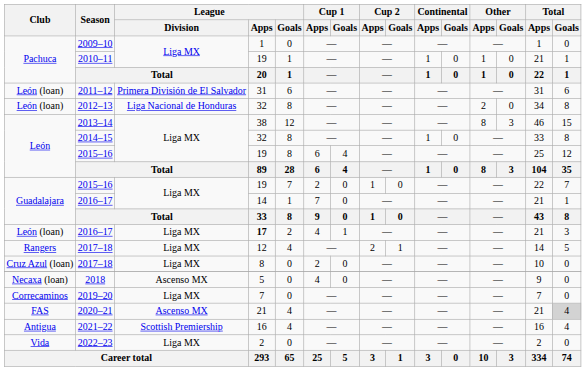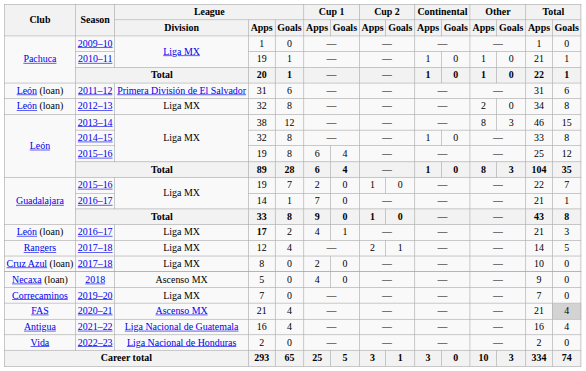(182, 106) Liga Nacional de Honduras -> (182, 106) Liga MX
(182, 327) Scottish Premiership -> (182, 327) Liga Nacional de Guatemala
(182, 342) Liga MX -> (182, 342) Liga Nacional de Honduras
